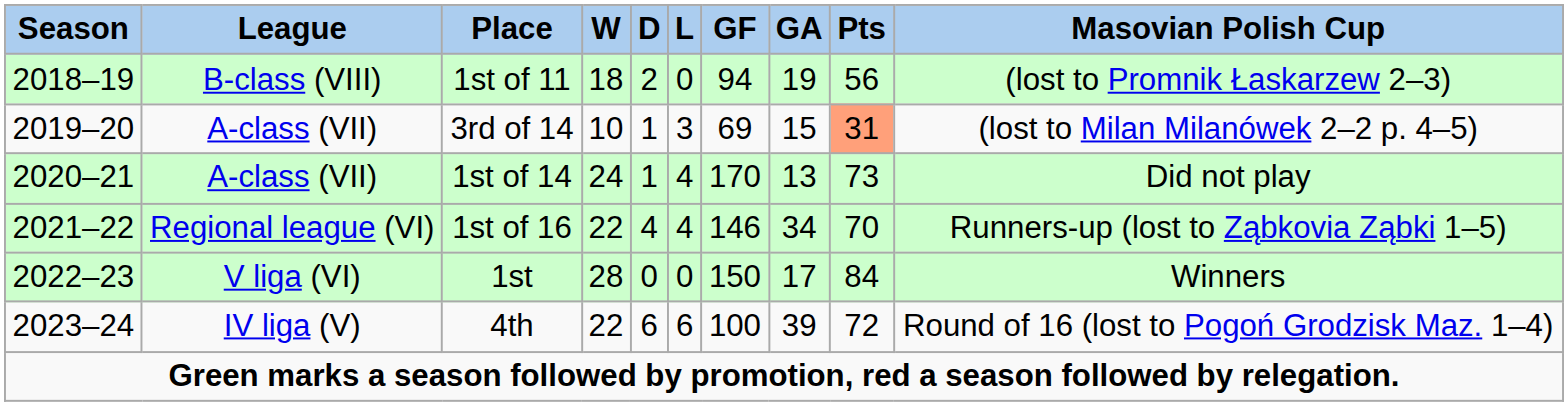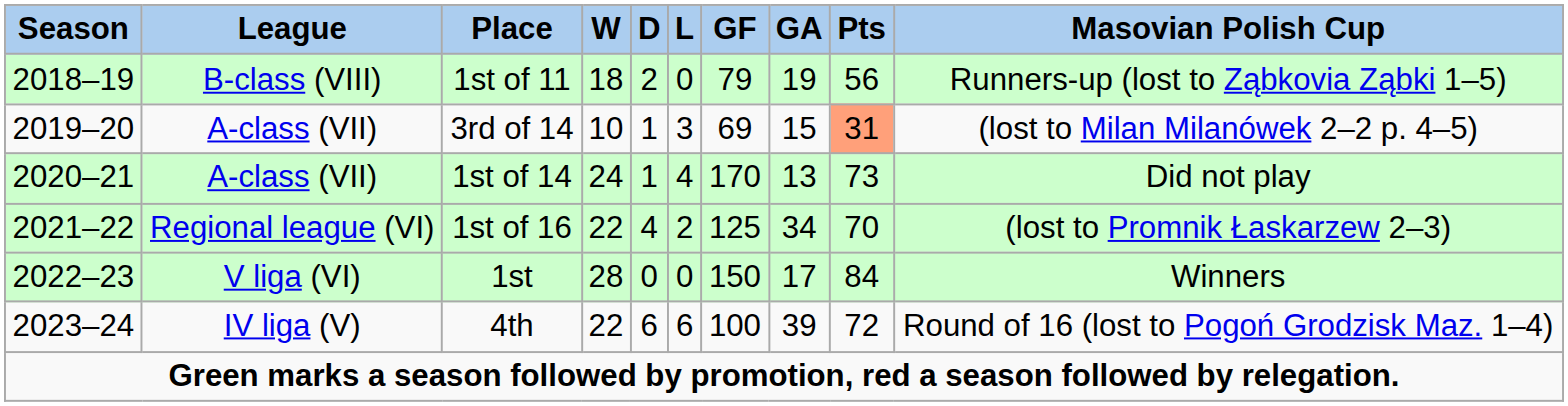(735, 78) 94 -> (735, 78) 79
(1228, 78) (lost to Promnik Łaskarzew 2–3) -> (1228, 78) Runners-up (lost to Ząbkovia Ząbki 1–5)
(685, 227) 4 -> (685, 227) 2
(735, 227) 146 -> (735, 227) 125
(1228, 227) Runners-up (lost to Ząbkovia Ząbki 1–5) -> (1228, 227) (lost to Promnik Łaskarzew 2–3)
